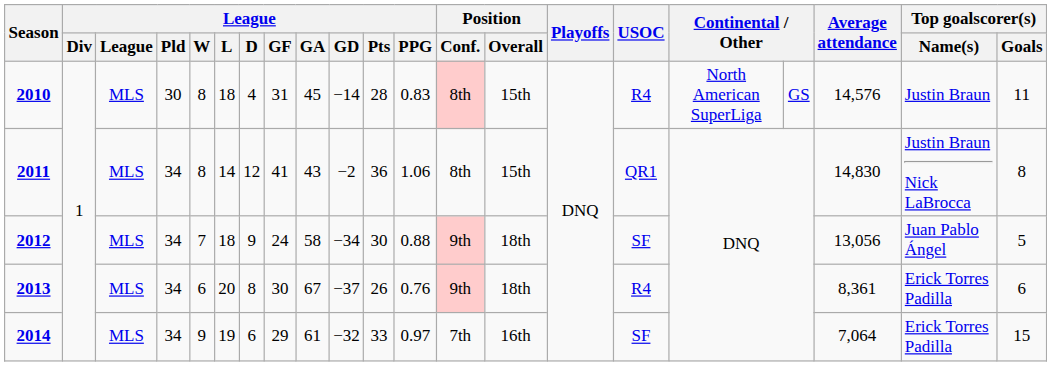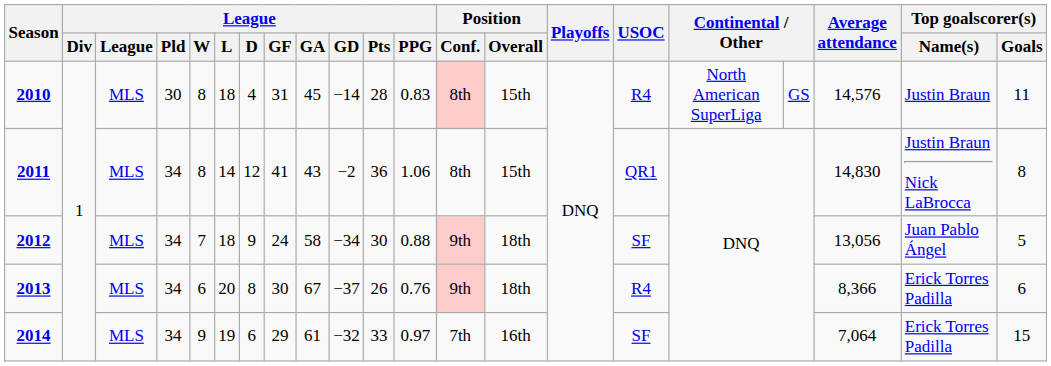(857, 288) 8,361 -> (857, 288) 8,366
